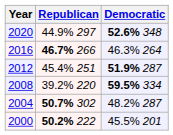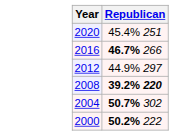- column: (135, 14)
(69, 32) 44.9% 297 -> (135, 32) 45.4% 251
(69, 68) 45.4% 251 -> (135, 68) 44.9% 297
(69, 85) normal -> (135, 85) bold
